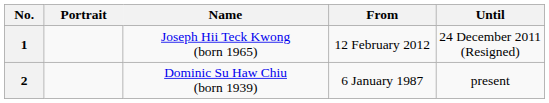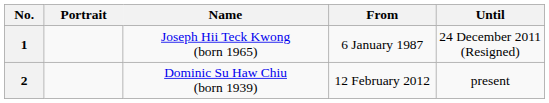(382, 44) 12 February 2012 -> (382, 44) 6 January 1987
(382, 80) 6 January 1987 -> (382, 80) 12 February 2012
